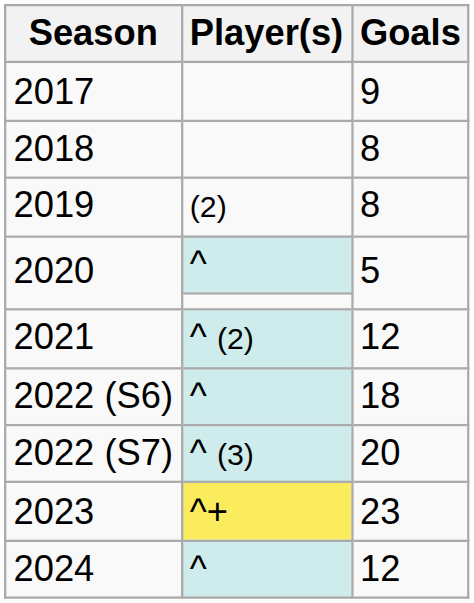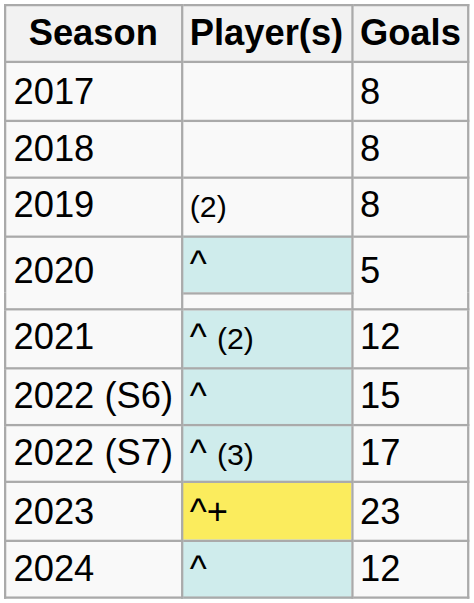(370, 90) 9 -> (370, 90) 8
(380, 395) 18 -> (380, 395) 15
(380, 453) 20 -> (380, 453) 17
